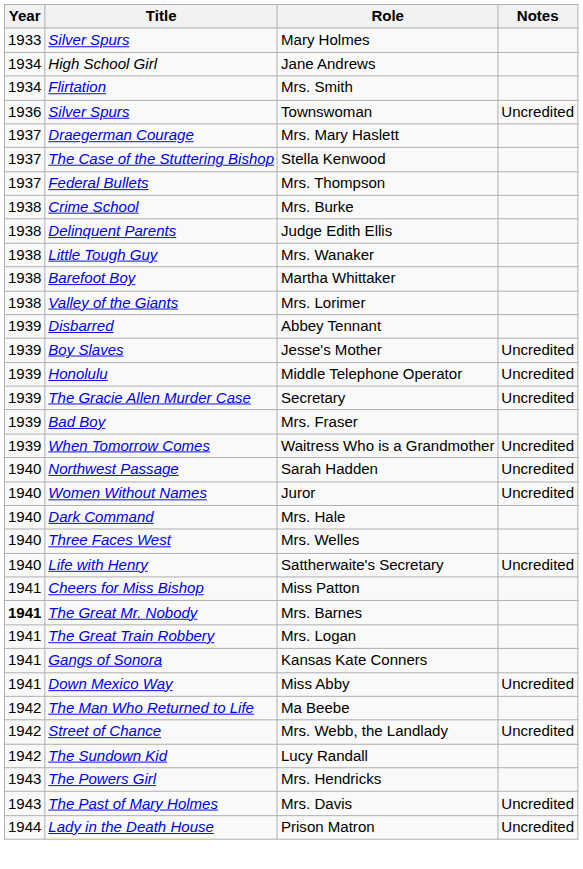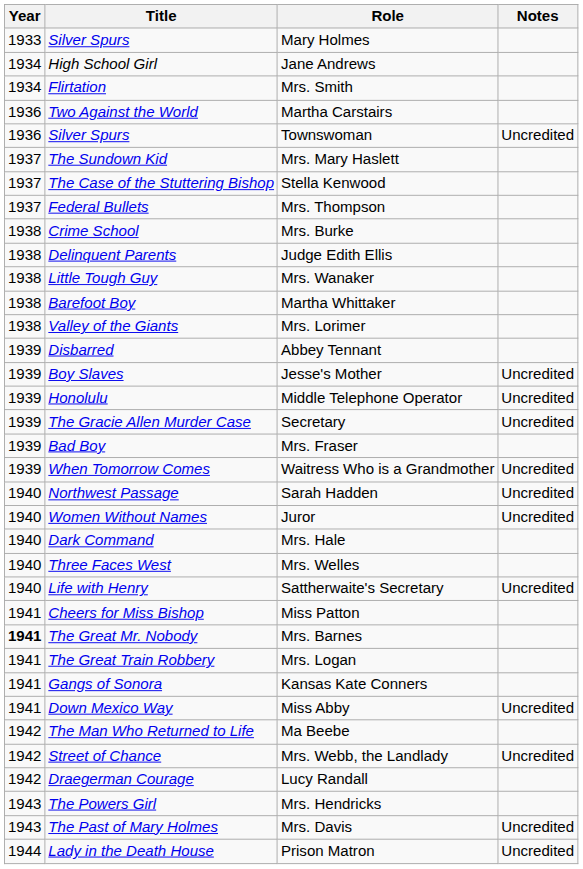+ row: (337, 111)
(121, 135) Draegerman Courage -> (108, 159) The Sundown Kid
(108, 755) The Sundown Kid -> (121, 779) Draegerman Courage
